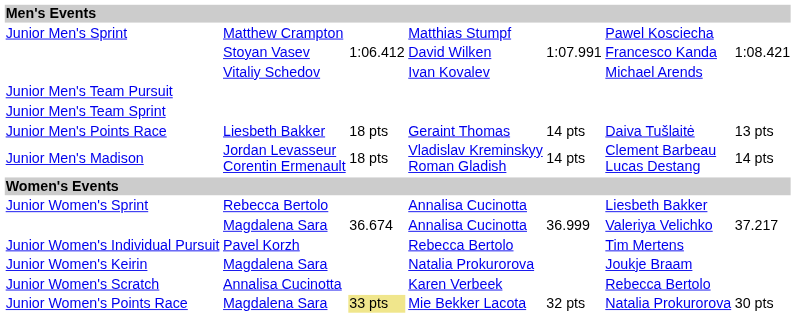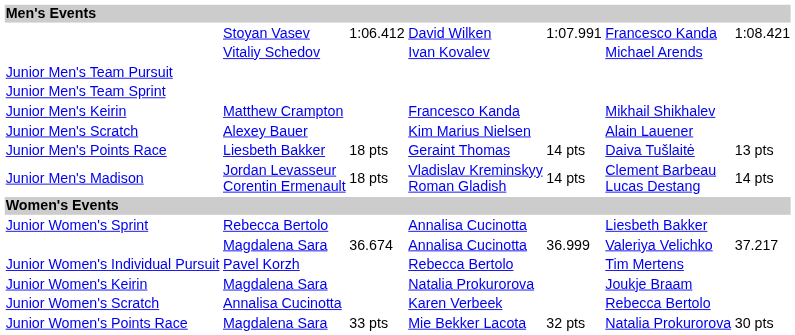- row: (66, 33)
+ row: (66, 111)
+ row: (72, 131)
(369, 303) khaki background -> (369, 323) no background
